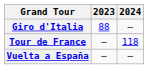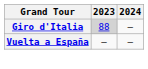(104, 27) no background -> (104, 27) lightgrey background
- row: (48, 41)
